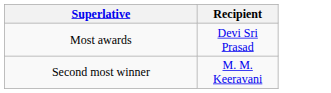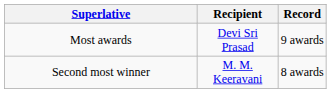+ column: (302, 14)
